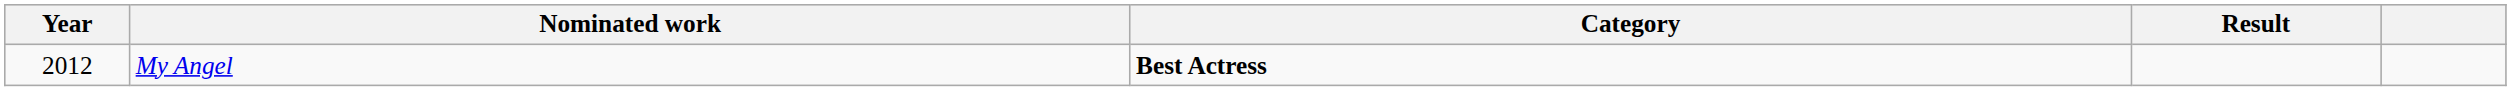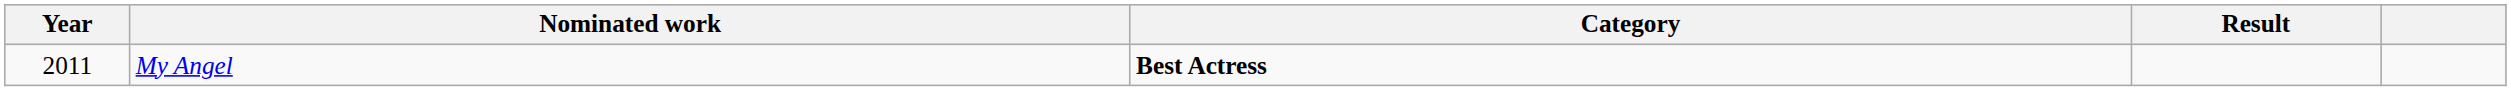(67, 64) 2012 -> (67, 64) 2011
